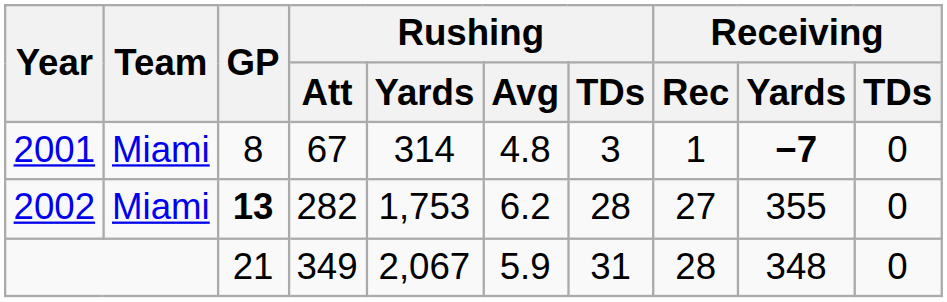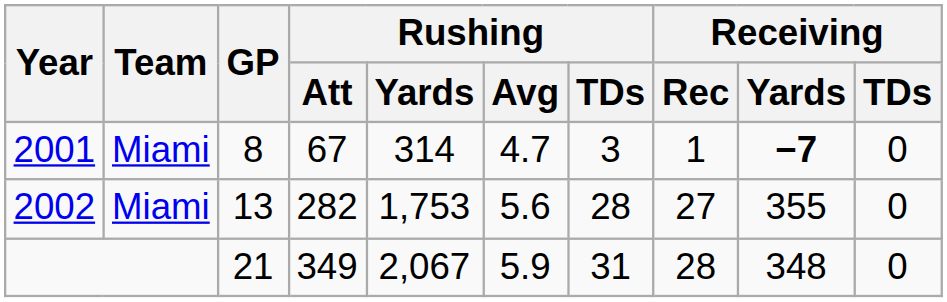(525, 149) 4.8 -> (525, 149) 4.7
(253, 207) bold -> (253, 207) normal
(525, 207) 6.2 -> (525, 207) 5.6
